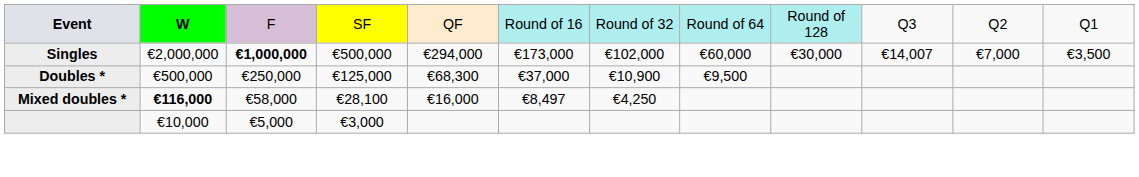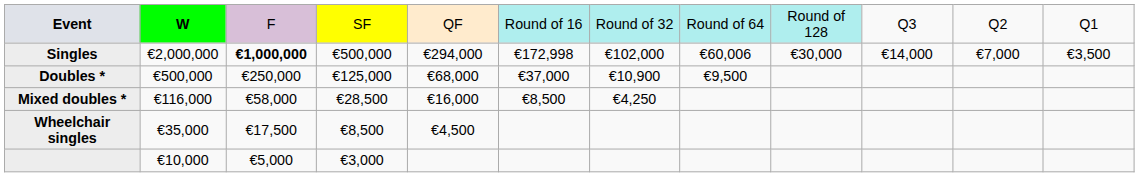(544, 55) €173,000 -> (544, 55) €172,998
(725, 55) €60,000 -> (725, 55) €60,006
(907, 55) €14,007 -> (907, 55) €14,000
(453, 77) €68,300 -> (453, 77) €68,000
(183, 100) bold -> (183, 100) normal
(362, 100) €28,100 -> (362, 100) €28,500
(544, 100) €8,497 -> (544, 100) €8,500
+ row: (72, 130)
